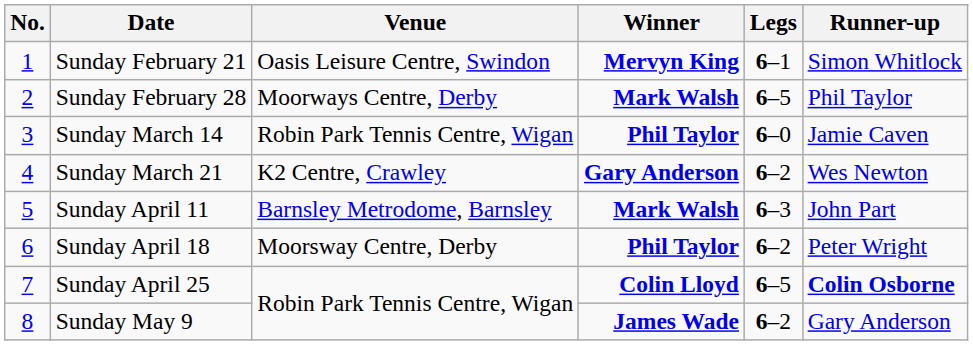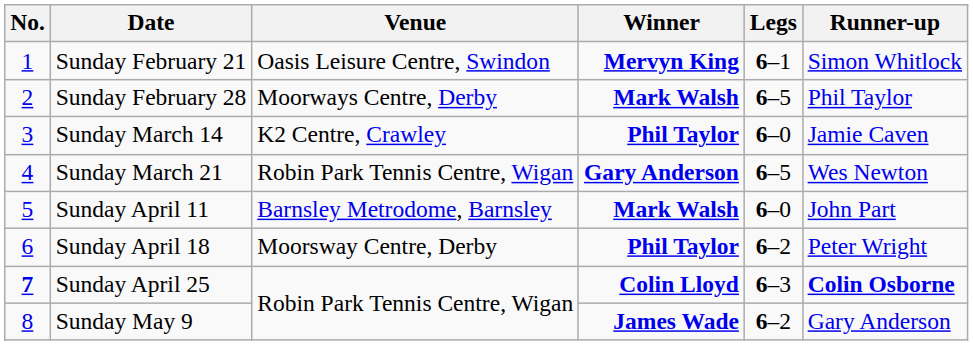(415, 135) Robin Park Tennis Centre, Wigan -> (352, 135) K2 Centre, Crawley
(352, 172) K2 Centre, Crawley -> (415, 172) Robin Park Tennis Centre, Wigan
(773, 172) 6–2 -> (773, 172) 6–5
(773, 209) 6–3 -> (773, 209) 6–0
(27, 284) normal -> (27, 284) bold
(773, 284) 6–5 -> (773, 284) 6–3
